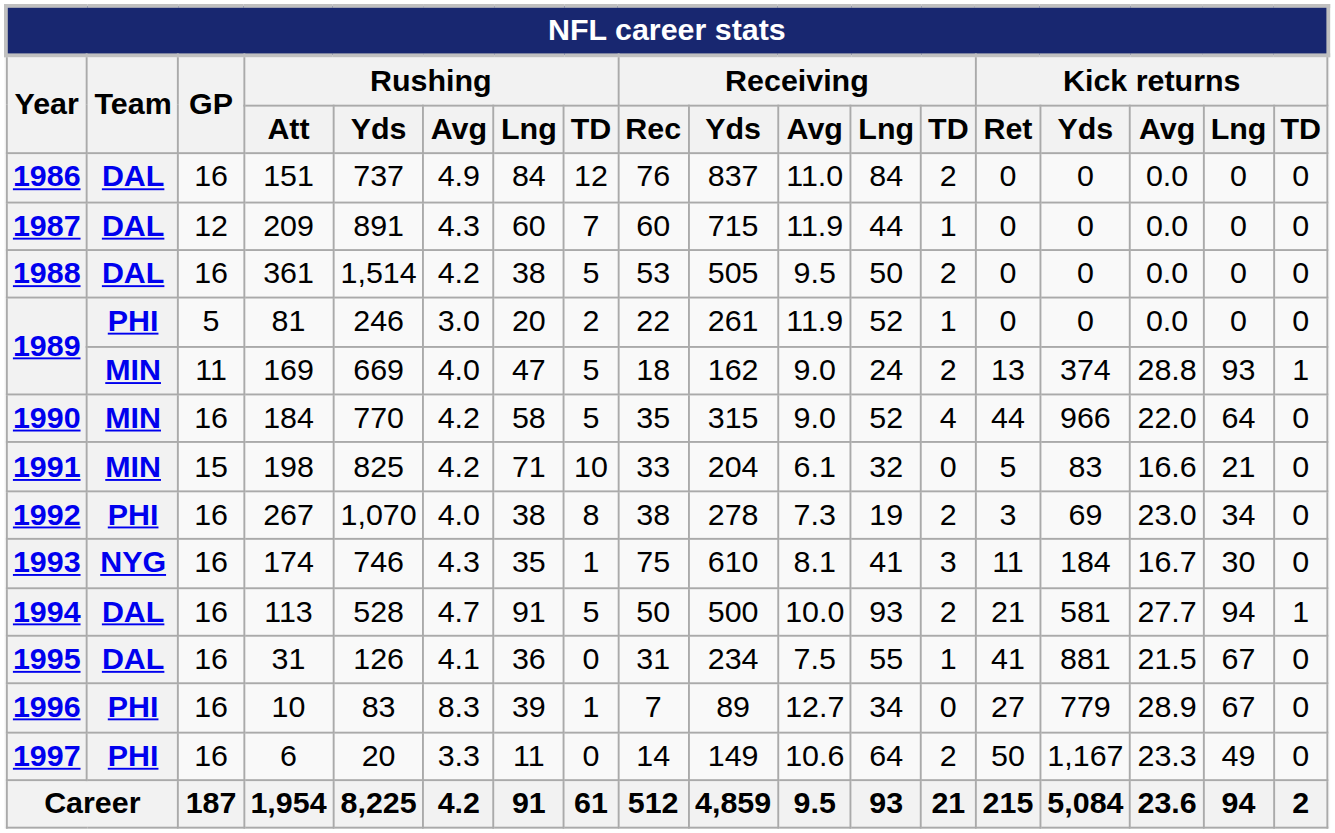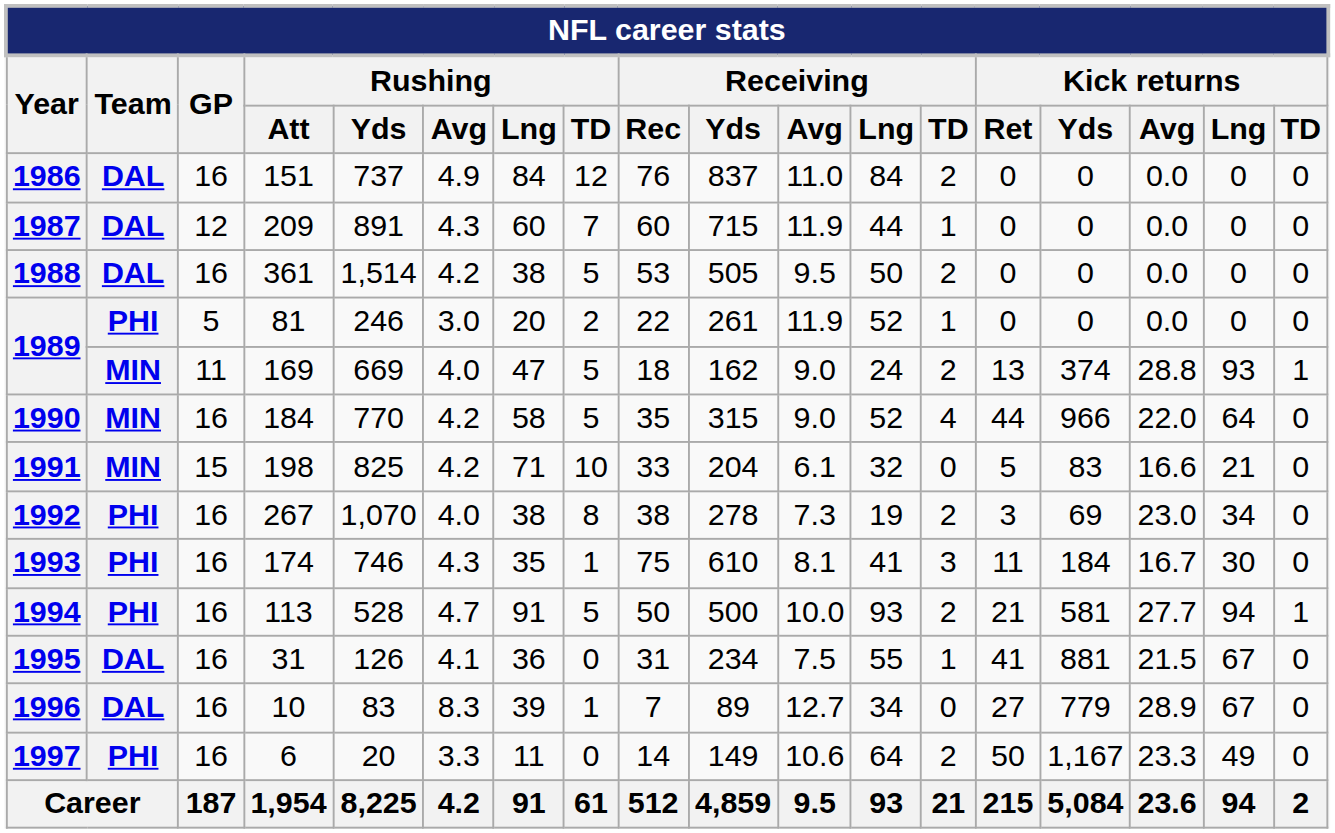(133, 562) NYG -> (133, 562) PHI
(133, 610) DAL -> (133, 610) PHI
(133, 707) PHI -> (133, 707) DAL
